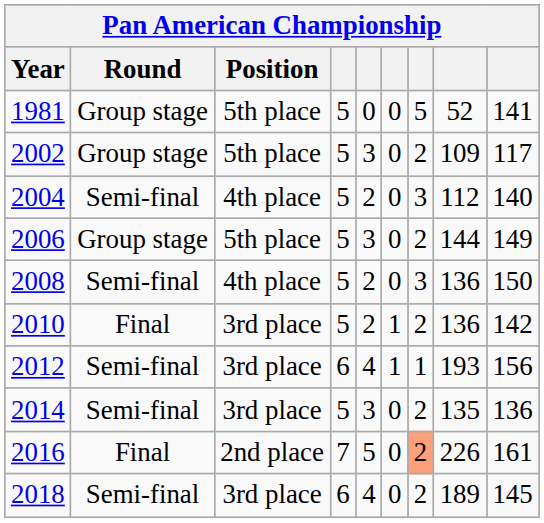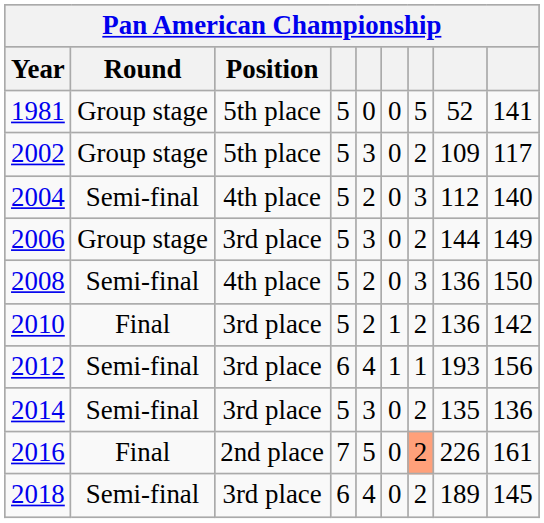(272, 238) 5th place -> (272, 238) 3rd place
